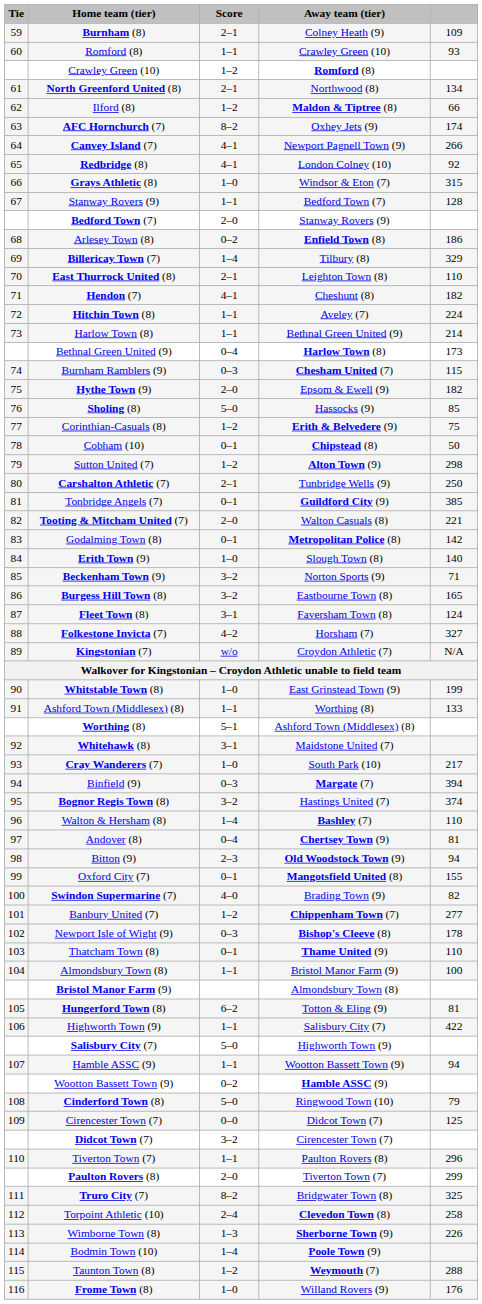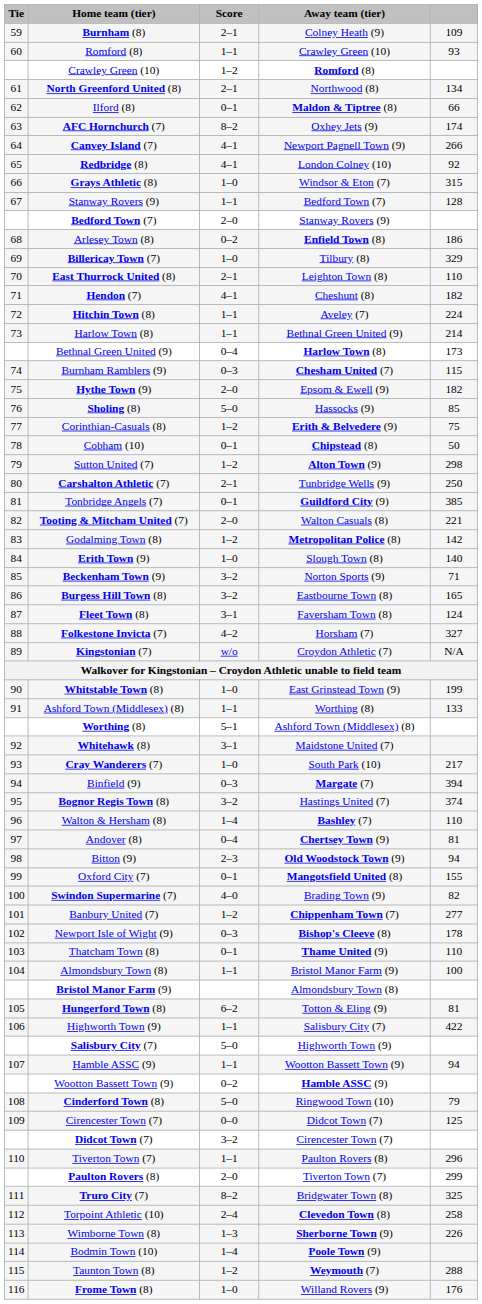(229, 108) 1–2 -> (229, 108) 0–1
(229, 258) 1–4 -> (229, 258) 1–0
(229, 539) 0–1 -> (229, 539) 1–2
